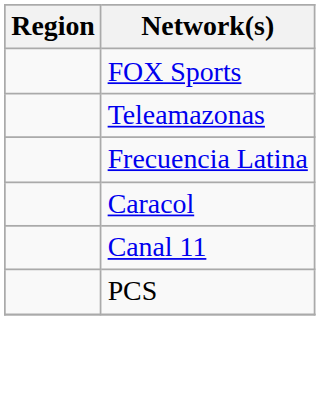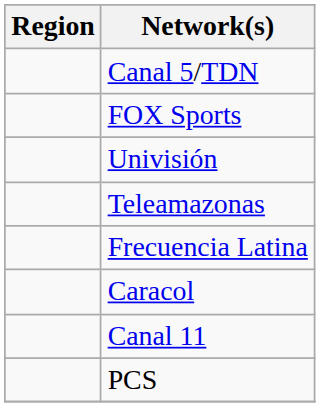+ row: (183, 70)
+ row: (163, 159)
